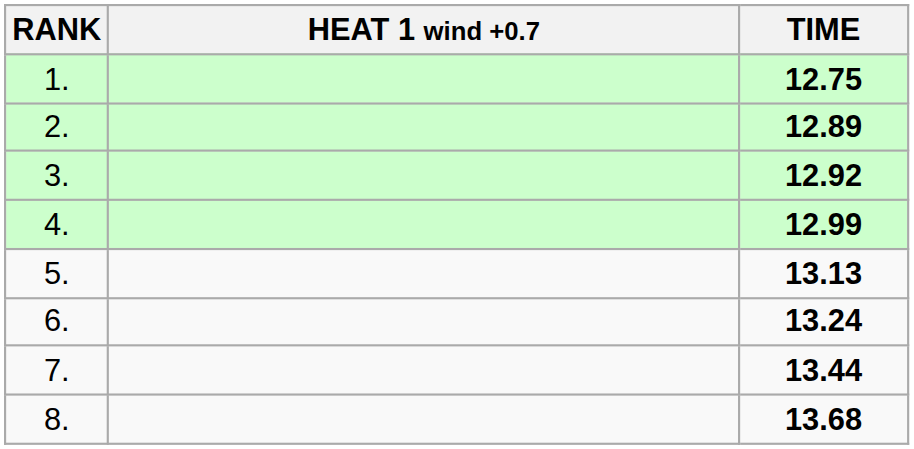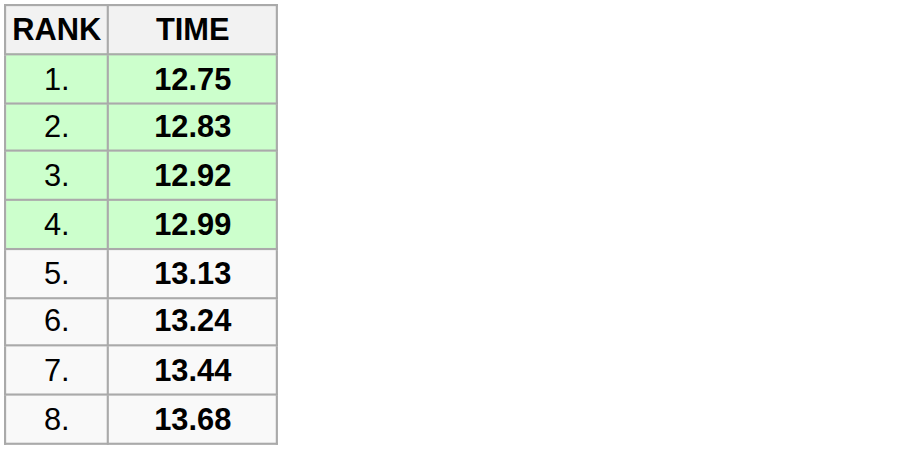- column: (424, 30)
(824, 127) 12.89 -> (193, 127) 12.83
